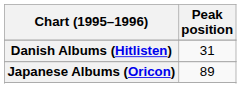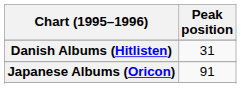(207, 72) 89 -> (207, 72) 91
